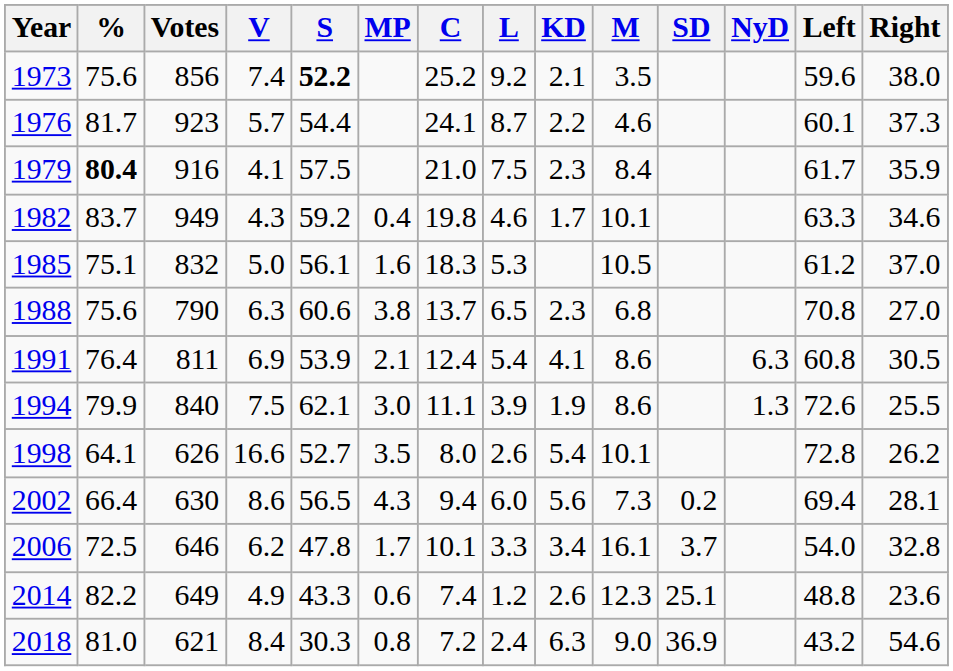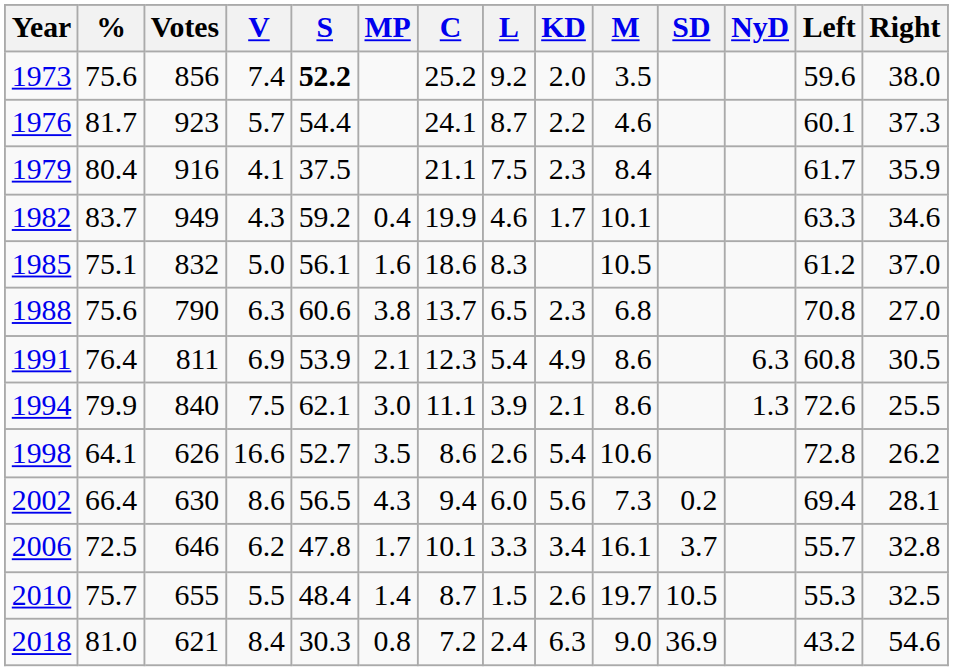(567, 75) 2.1 -> (567, 75) 2.0
(111, 169) bold -> (111, 169) normal
(325, 169) 57.5 -> (325, 169) 37.5
(451, 169) 21.0 -> (451, 169) 21.1
(451, 216) 19.8 -> (451, 216) 19.9
(451, 264) 18.3 -> (451, 264) 18.6
(509, 264) 5.3 -> (509, 264) 8.3
(451, 358) 12.4 -> (451, 358) 12.3
(567, 358) 4.1 -> (567, 358) 4.9
(567, 405) 1.9 -> (567, 405) 2.1
(458, 452) 8.0 -> (458, 452) 8.6
(626, 452) 10.1 -> (626, 452) 10.6
(830, 547) 54.0 -> (830, 547) 55.7
+ row: (42, 594)
- row: (42, 594)
